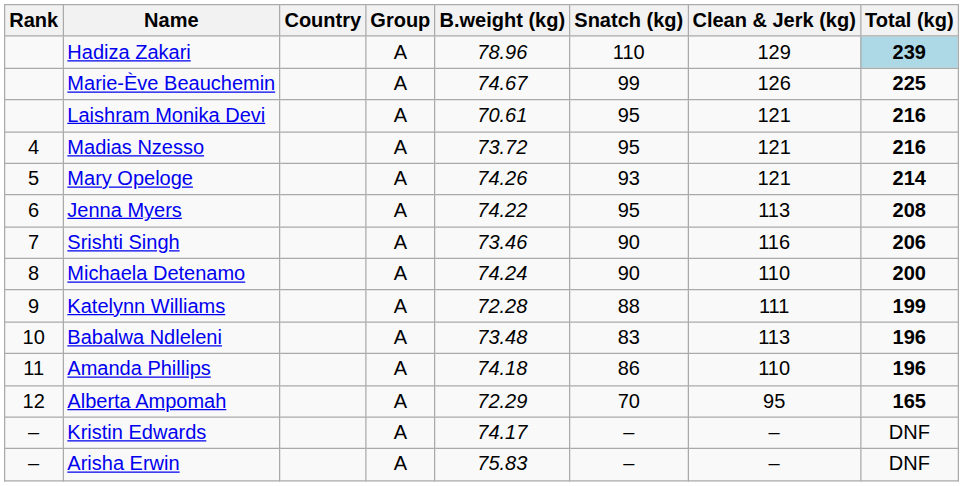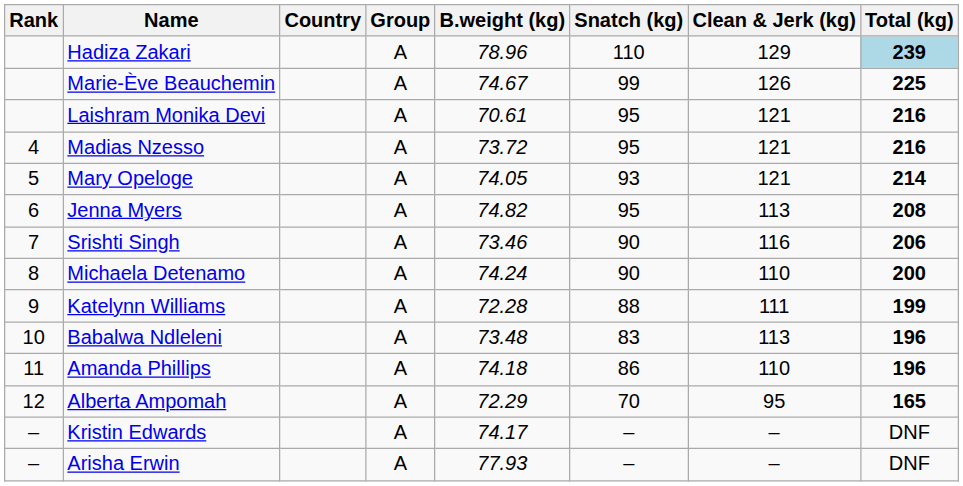(502, 178) 74.26 -> (502, 178) 74.05
(502, 210) 74.22 -> (502, 210) 74.82
(502, 464) 75.83 -> (502, 464) 77.93
